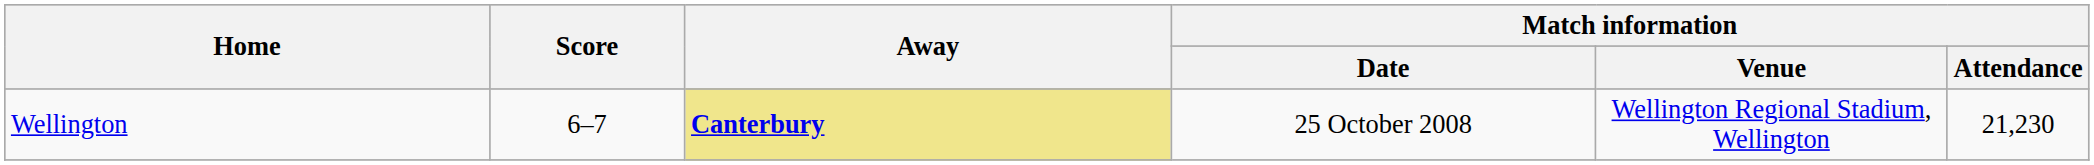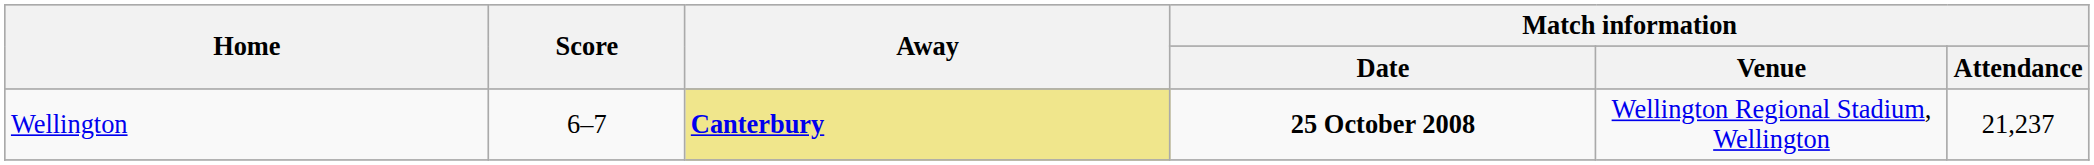(1383, 124) normal -> (1383, 124) bold
(2018, 124) 21,230 -> (2018, 124) 21,237
